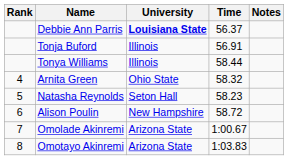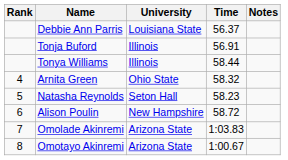(168, 29) bold -> (165, 29) normal
(229, 130) 1:00.67 -> (226, 130) 1:03.83
(229, 146) 1:03.83 -> (226, 146) 1:00.67
